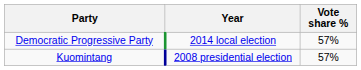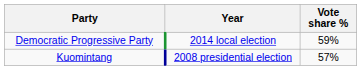(328, 40) 57% -> (328, 40) 59%
